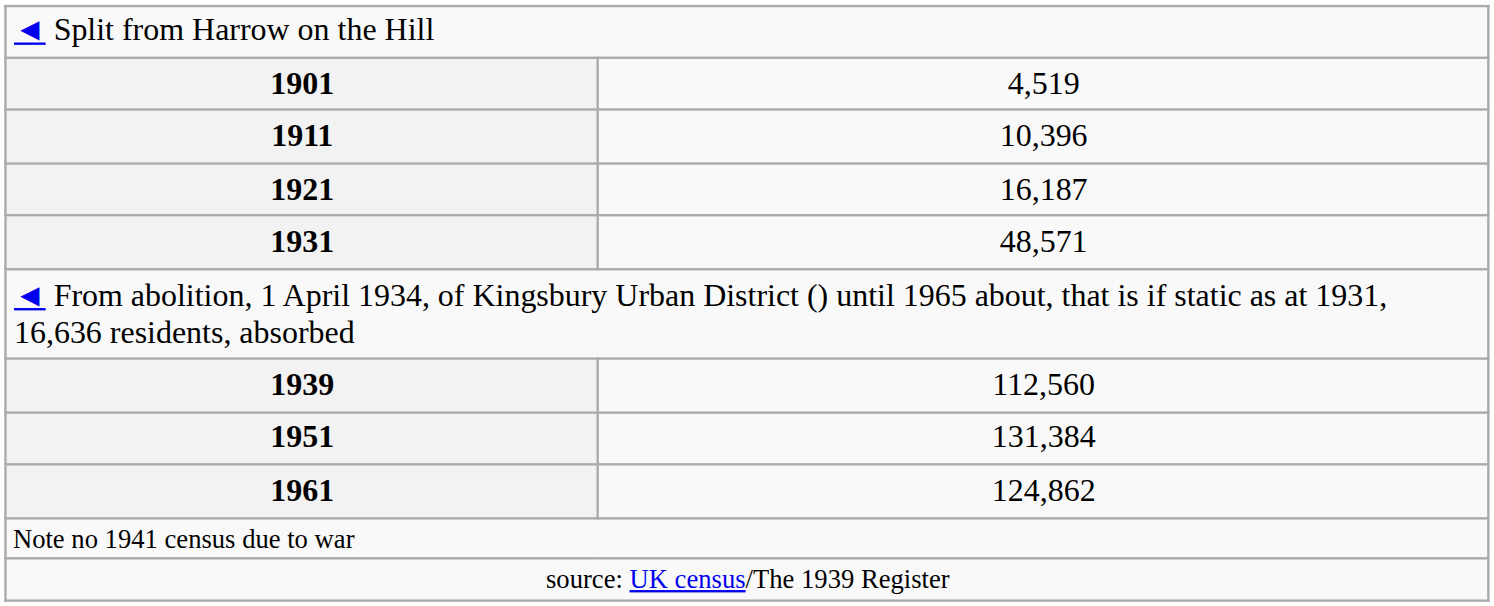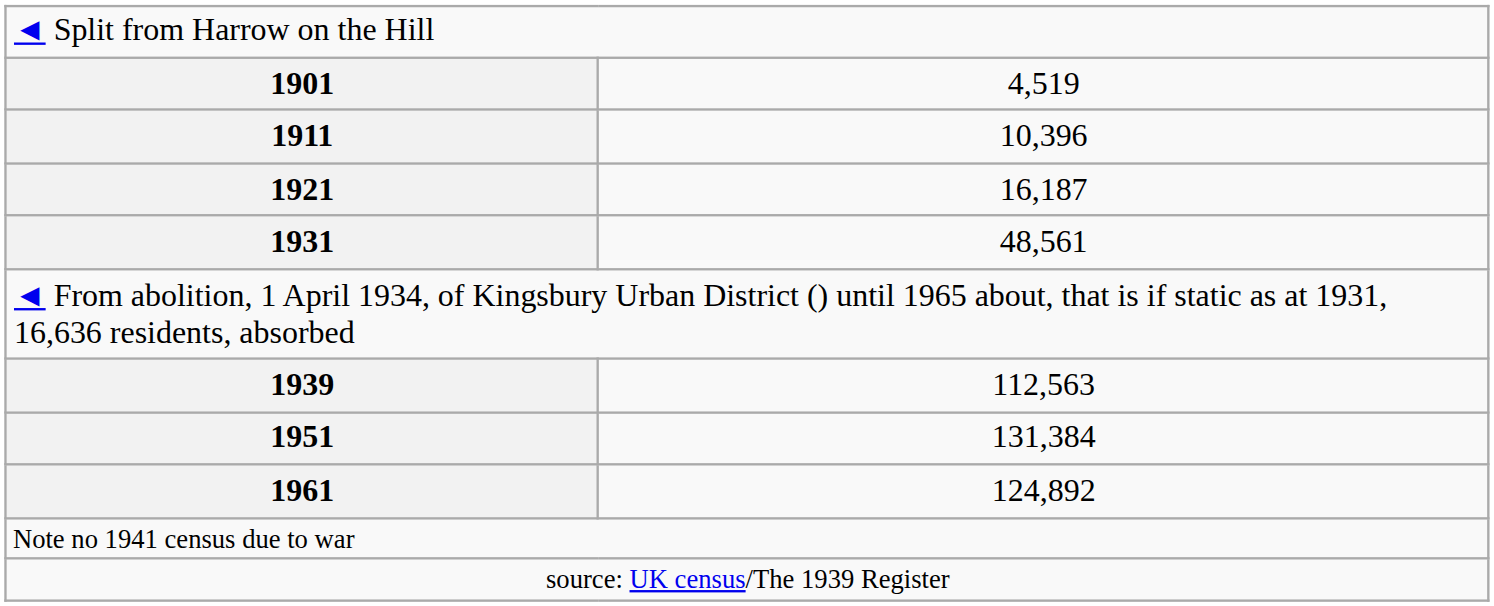(1044, 241) 48,571 -> (1044, 241) 48,561
(1044, 384) 112,560 -> (1044, 384) 112,563
(1044, 490) 124,862 -> (1044, 490) 124,892
